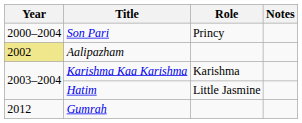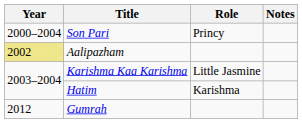(216, 71) Karishma -> (227, 71) Little Jasmine
(227, 90) Little Jasmine -> (216, 90) Karishma
